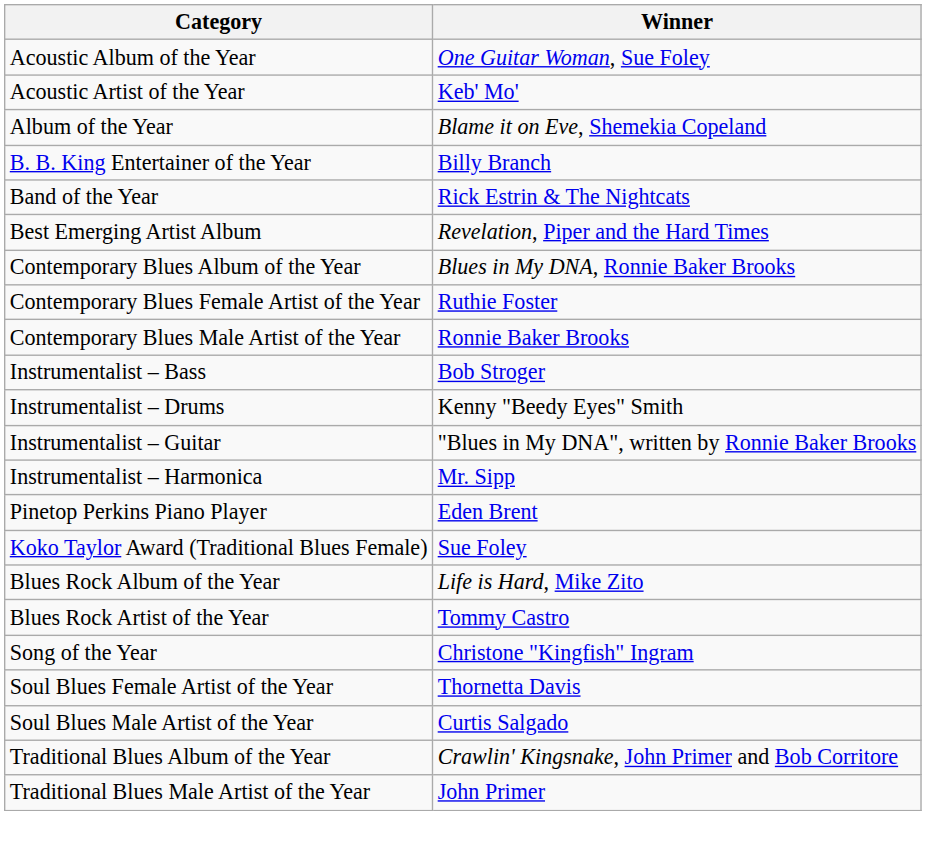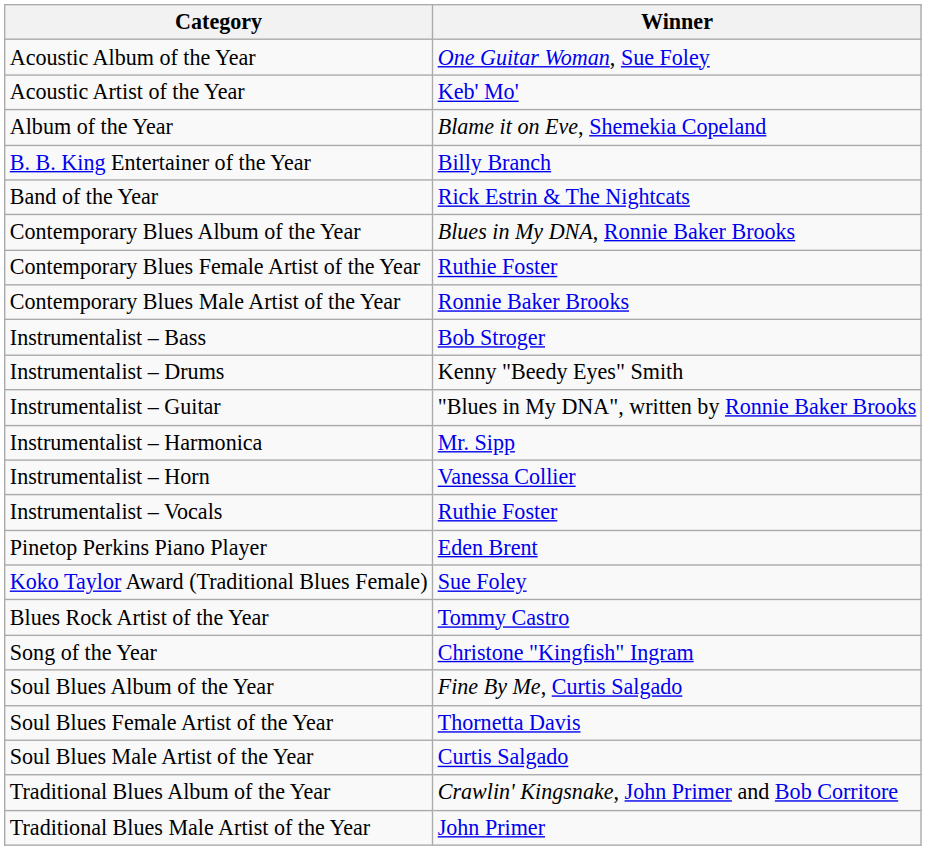- row: (136, 232)
+ row: (110, 477)
+ row: (116, 512)
- row: (145, 582)
+ row: (142, 687)
